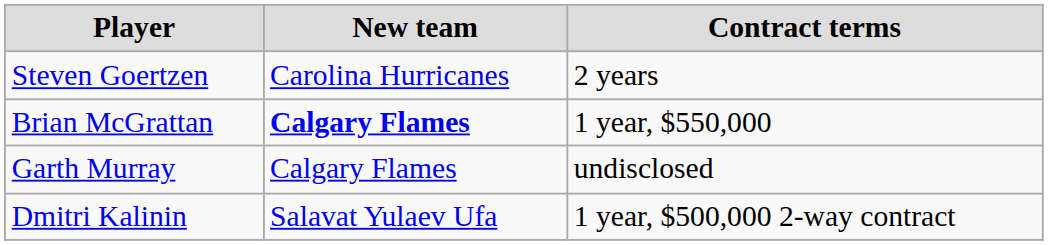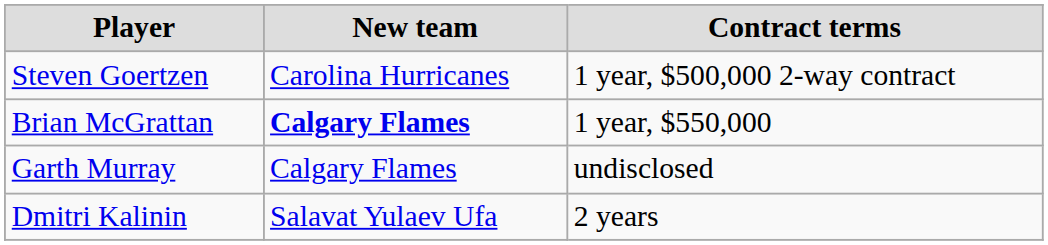(616, 74) 2 years -> (765, 74) 1 year, $500,000 2-way contract
(765, 215) 1 year, $500,000 2-way contract -> (616, 215) 2 years
